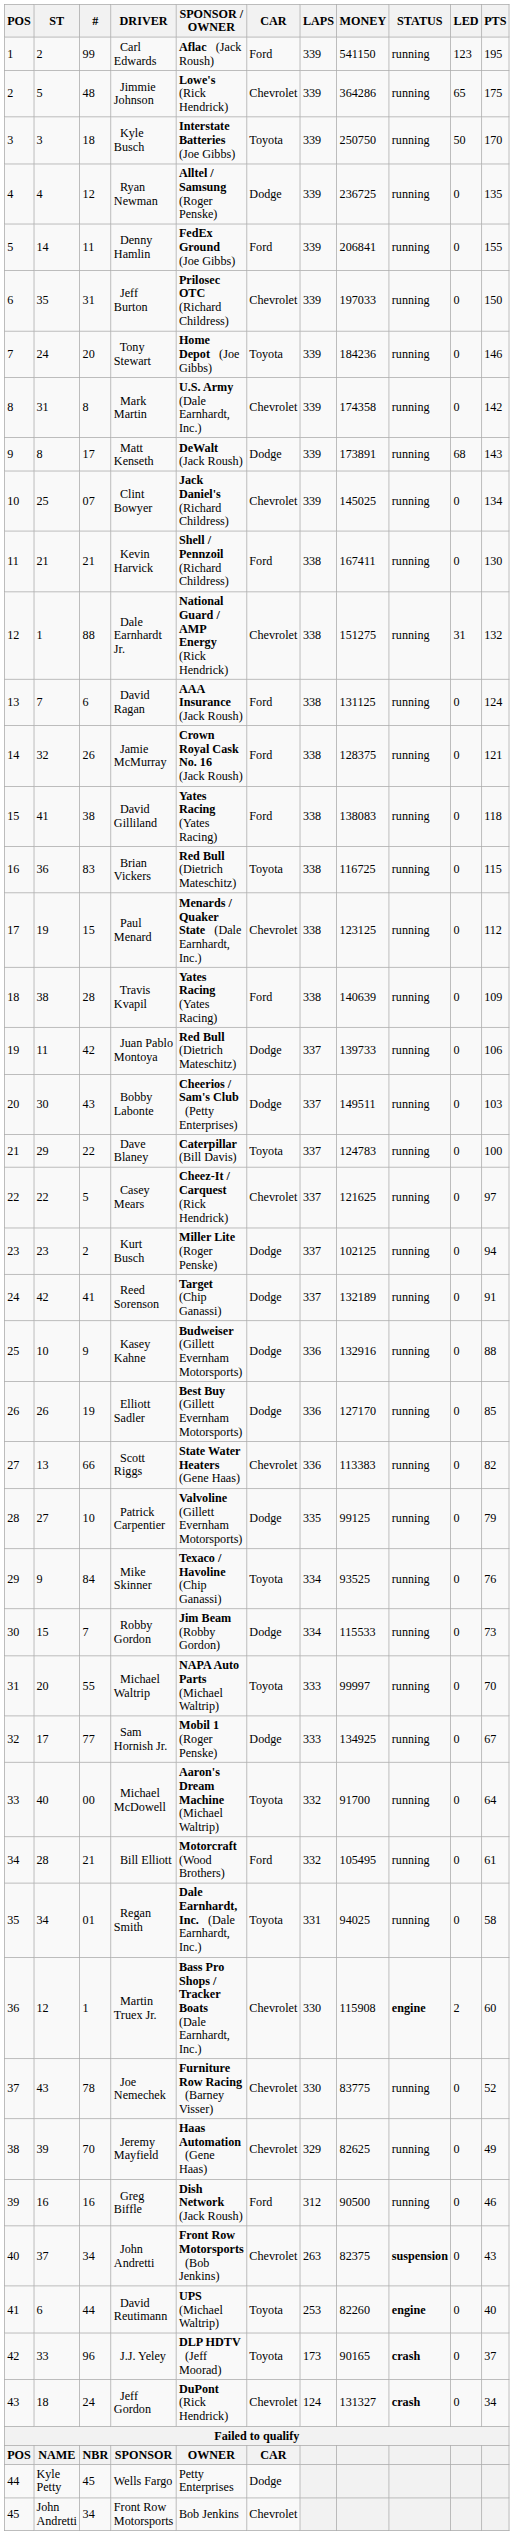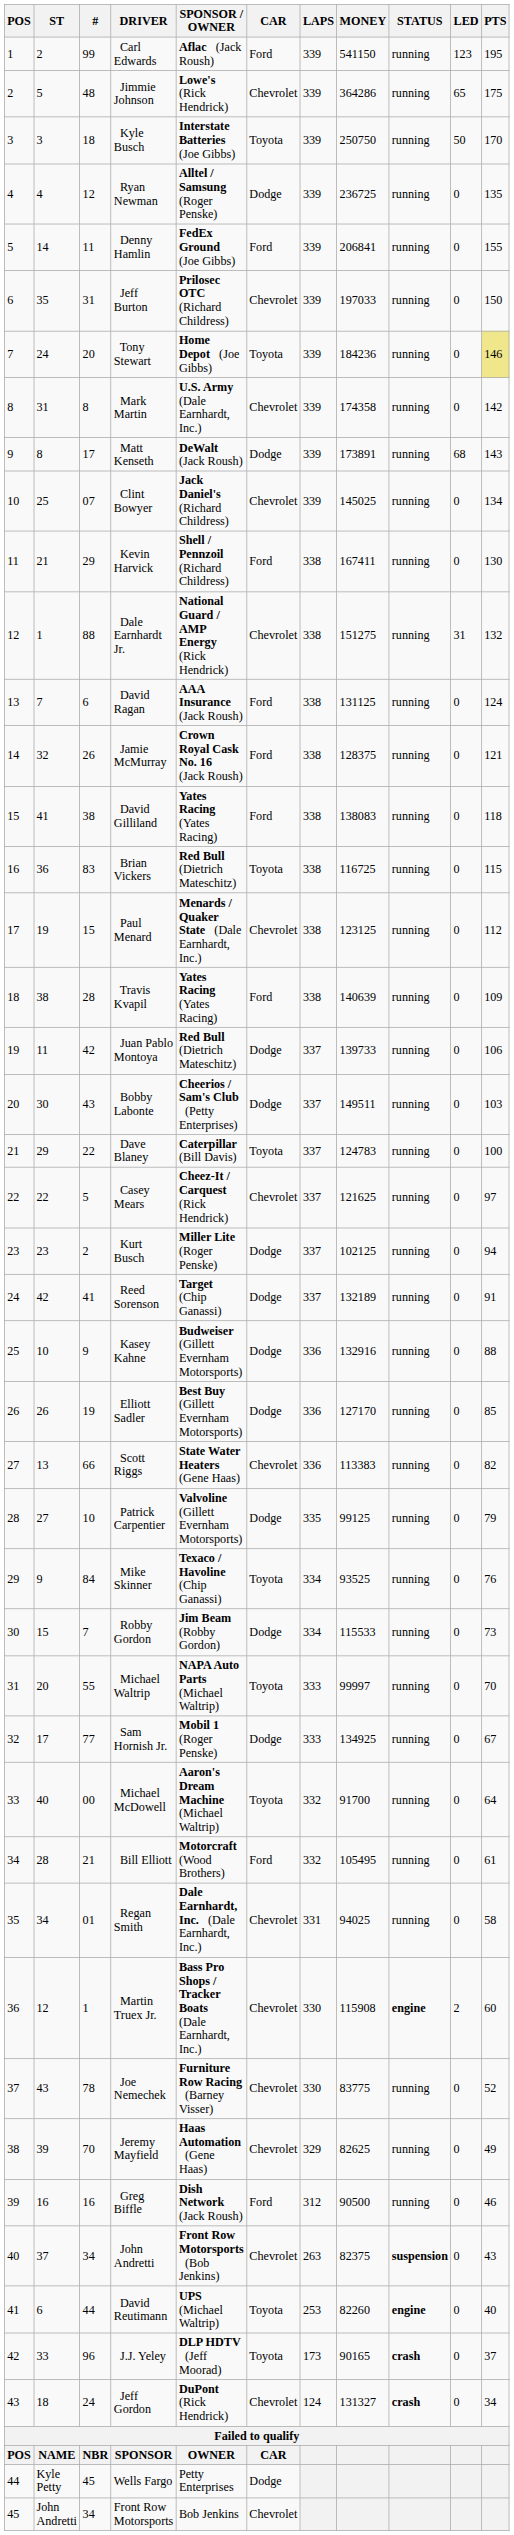(493, 354) no background -> (493, 354) khaki background
(89, 561) 21 -> (89, 561) 29
(266, 1920) Toyota -> (273, 1920) Chevrolet
